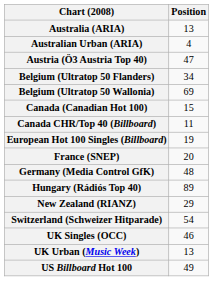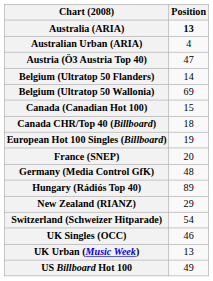(189, 28) normal -> (189, 28) bold
(189, 76) 34 -> (189, 76) 14
(189, 124) 11 -> (189, 124) 18
